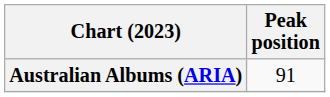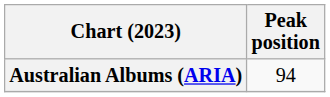(286, 75) 91 -> (286, 75) 94
